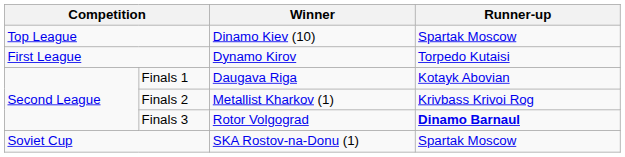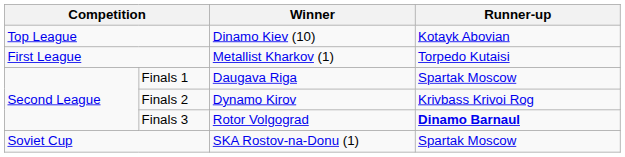(467, 36) Spartak Moscow -> (464, 36) Kotayk Abovian
(254, 57) Dynamo Kirov -> (273, 57) Metallist Kharkov (1)
(464, 78) Kotayk Abovian -> (467, 78) Spartak Moscow
(273, 99) Metallist Kharkov (1) -> (254, 99) Dynamo Kirov
